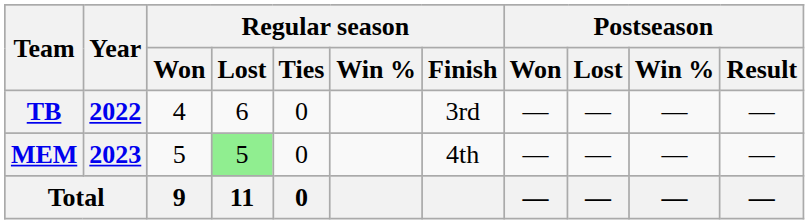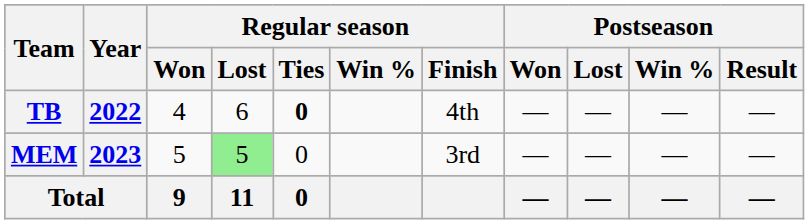(301, 111) normal -> (301, 111) bold
(463, 111) 3rd -> (463, 111) 4th
(463, 154) 4th -> (463, 154) 3rd
